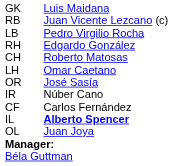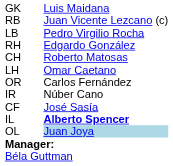(71, 82) José Sasía -> (88, 82) Carlos Fernández
(88, 107) Carlos Fernández -> (71, 107) José Sasía
(69, 131) no background -> (69, 131) lightblue background
